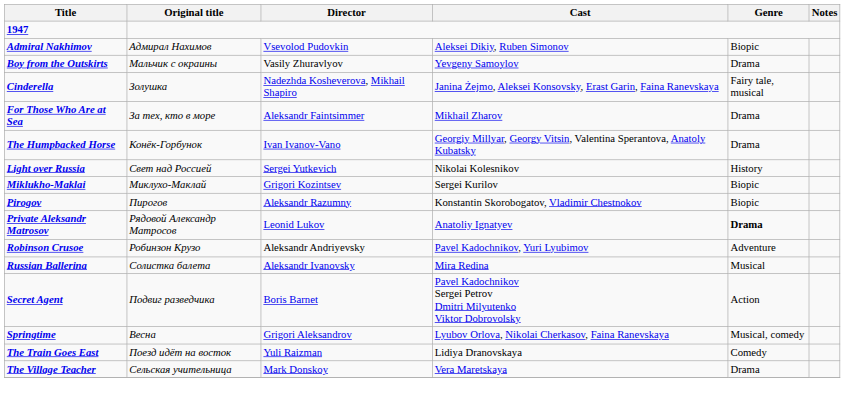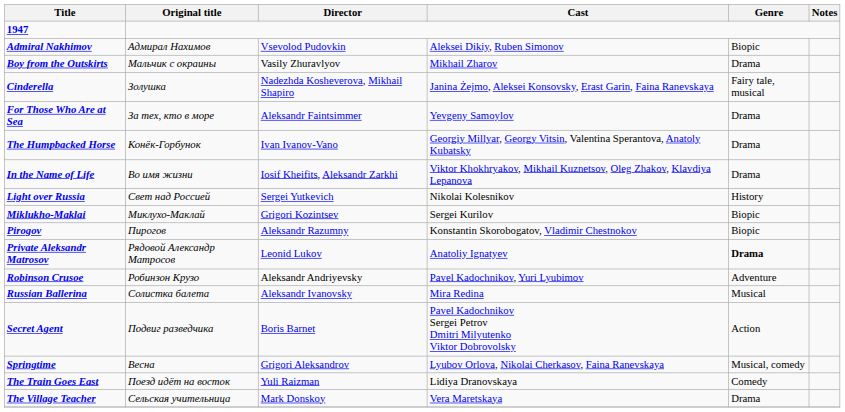(477, 64) Yevgeny Samoylov -> (464, 64) Mikhail Zharov
(469, 116) Mikhail Zharov -> (472, 116) Yevgeny Samoylov
+ row: (51, 174)
